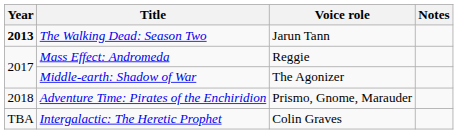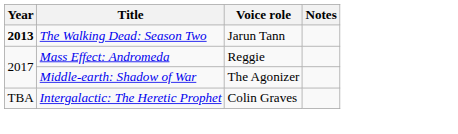- row: (153, 98)
